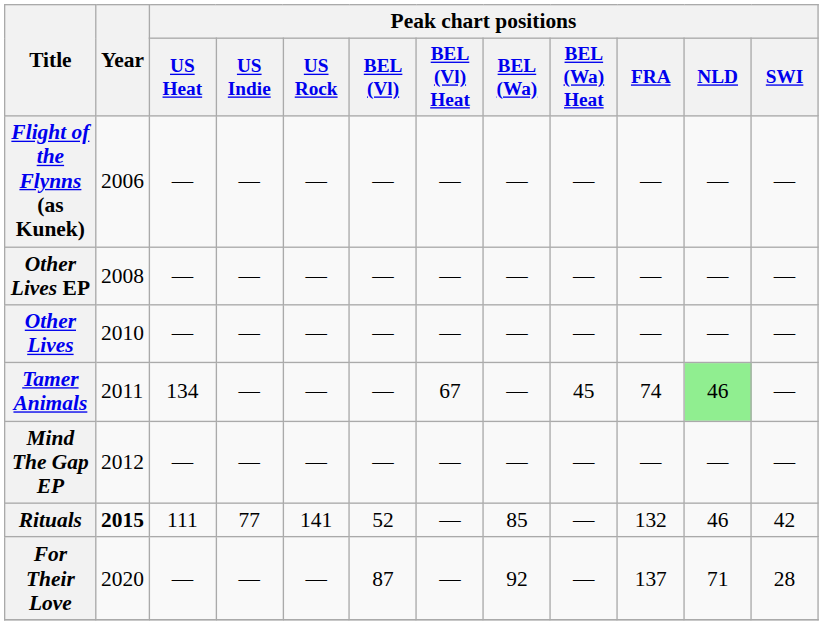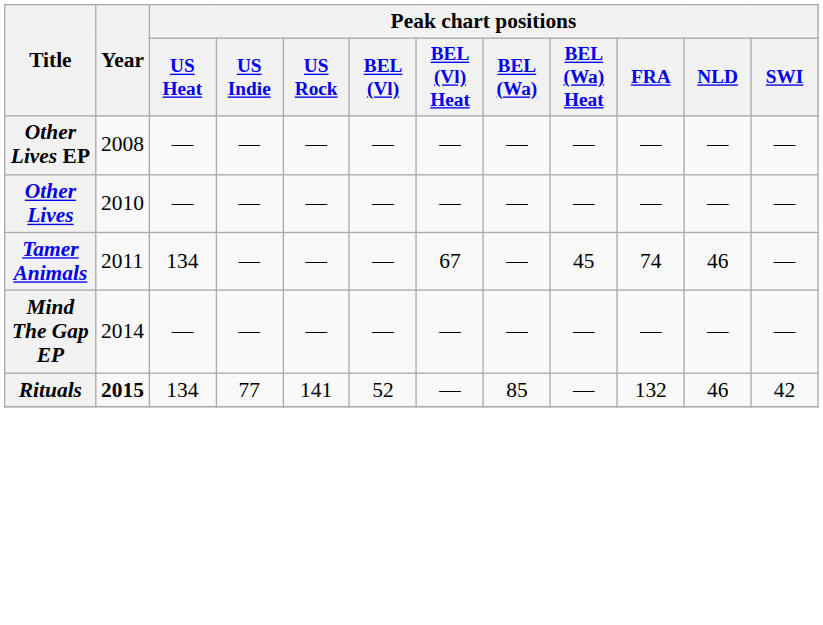- row: (50, 181)
(718, 391) lightgreen background -> (718, 261) no background
(123, 461) 2012 -> (123, 331) 2014
(182, 519) 111 -> (182, 389) 134
- row: (50, 578)
